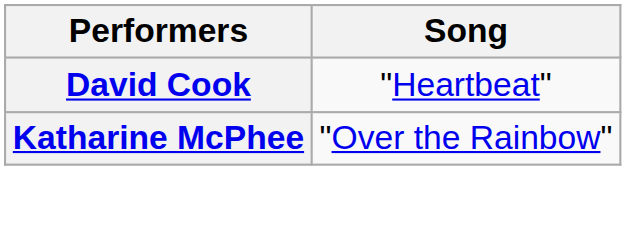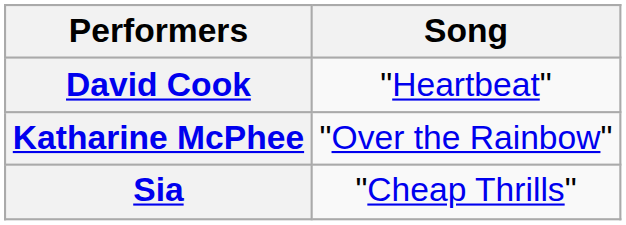+ row: (158, 191)
